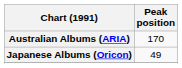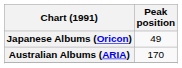rows swapped: (69, 39) <-> (69, 54)
